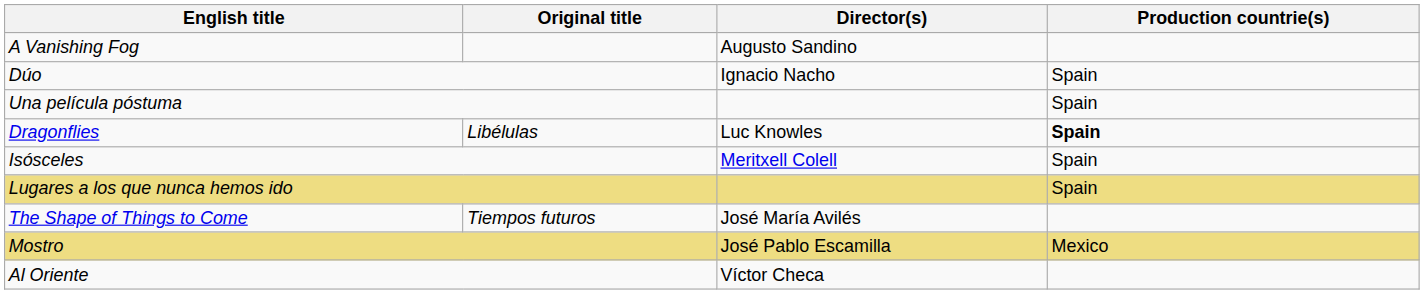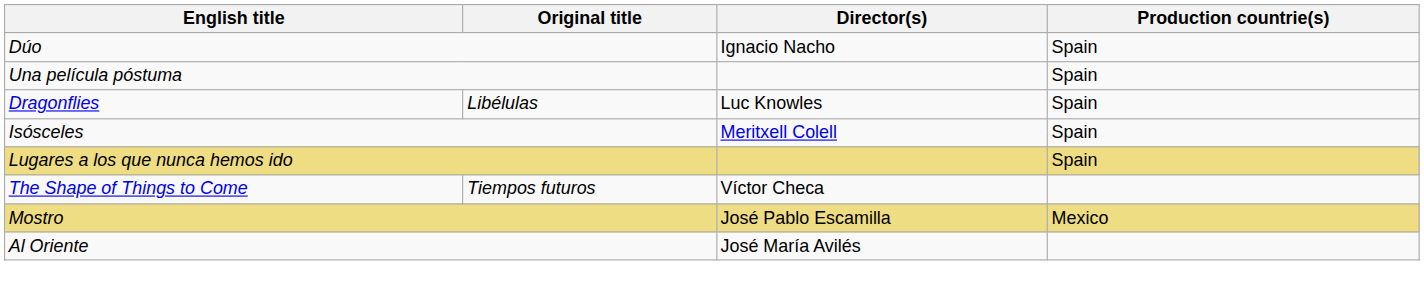- row: (74, 47)
(1076, 132) bold -> (1075, 103) normal
(791, 217) José María Avilés -> (772, 189) Víctor Checa
(772, 274) Víctor Checa -> (791, 246) José María Avilés
